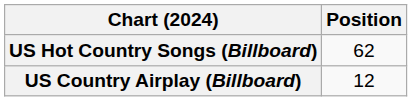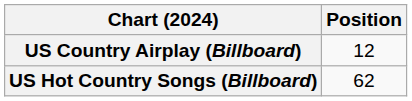rows swapped: (163, 80) <-> (163, 50)
